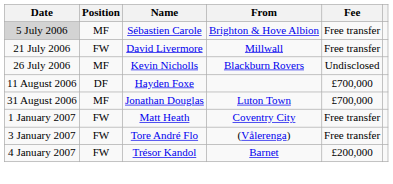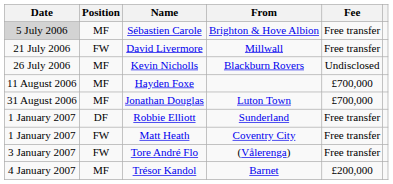(101, 83) DF -> (101, 83) MF
+ row: (164, 118)
(101, 153) FW -> (101, 170) MF
